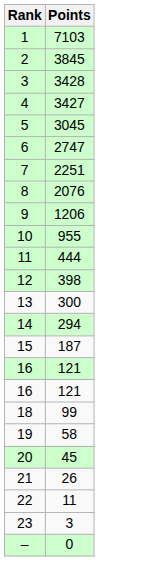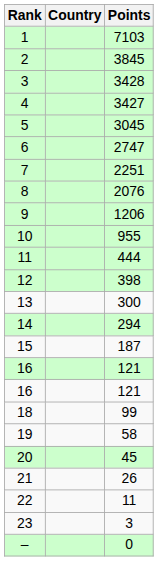+ column: (75, 15)
